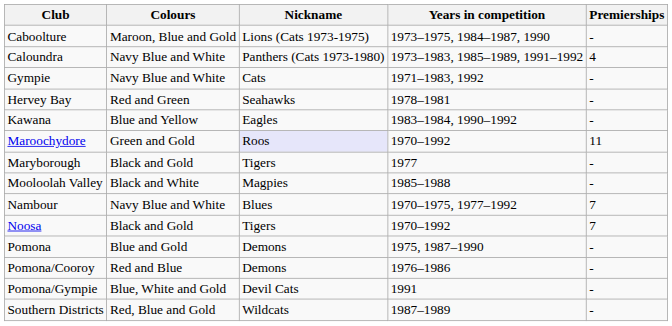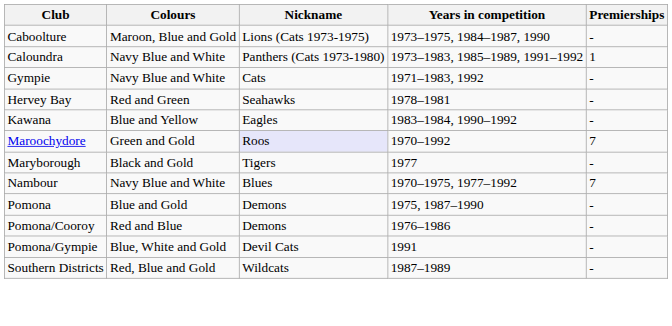(593, 57) 4 -> (593, 57) 1
(596, 141) 11 -> (593, 141) 7
- row: (55, 183)
- row: (24, 225)
